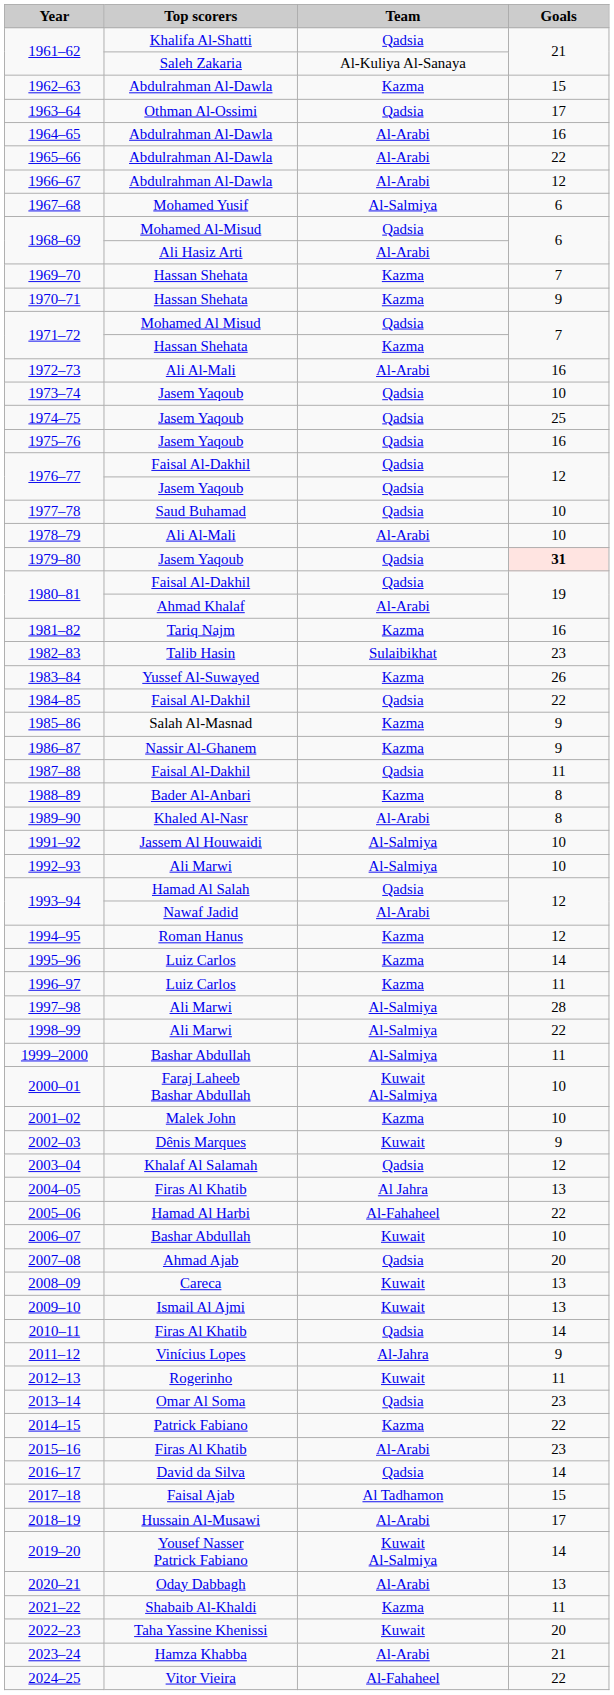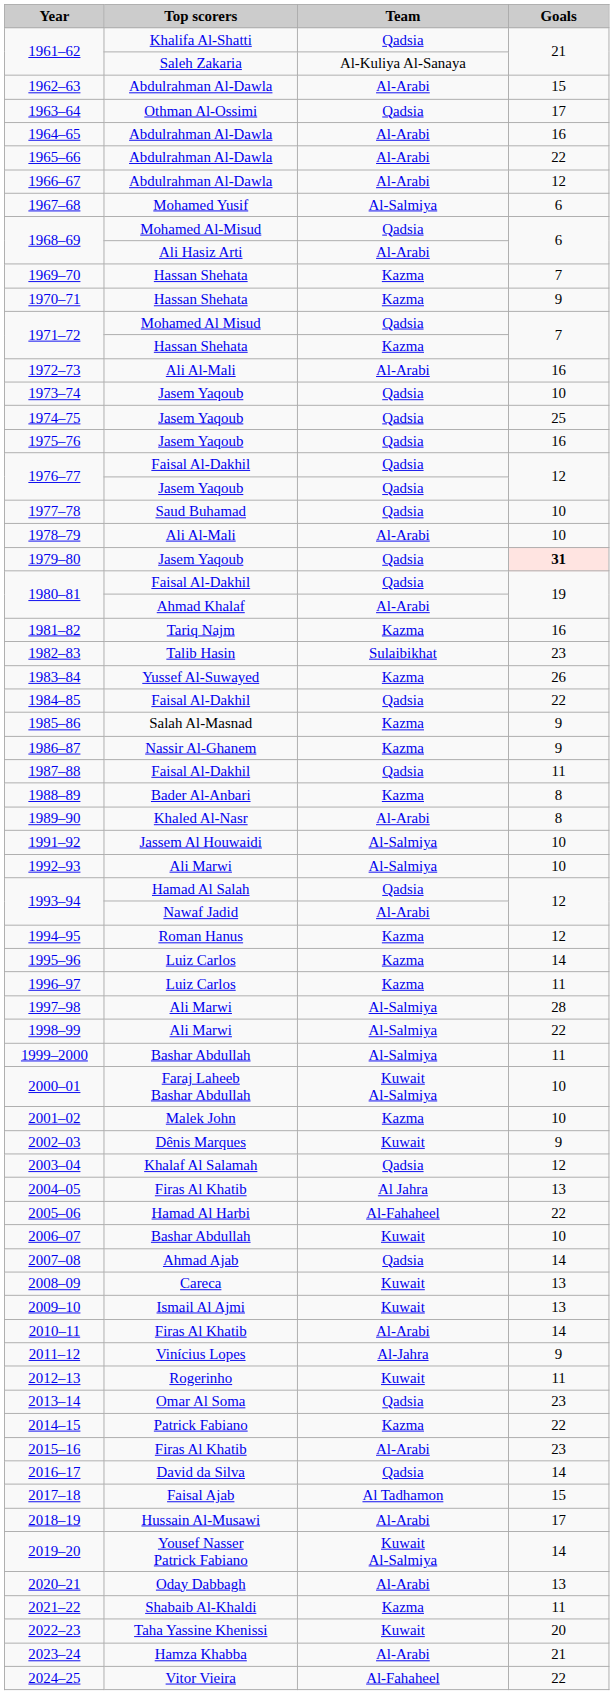(403, 87) Kazma -> (403, 87) Al-Arabi
(559, 1260) 20 -> (559, 1260) 14
(403, 1330) Qadsia -> (403, 1330) Al-Arabi
